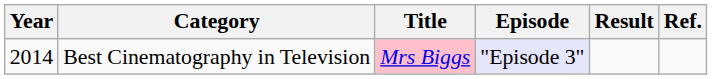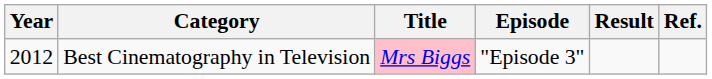(31, 56) 2014 -> (31, 56) 2012
(532, 56) lavender background -> (532, 56) no background
